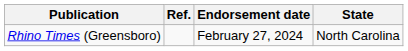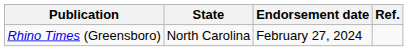columns swapped: (358, 14) <-> (179, 14)
